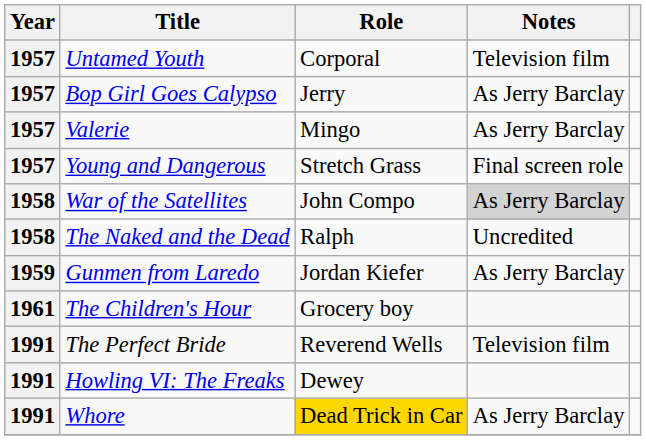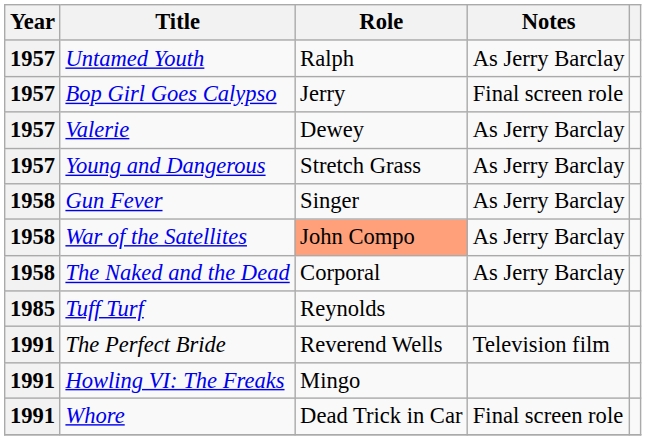(340, 58) Corporal -> (327, 58) Ralph
(541, 58) Television film -> (549, 58) As Jerry Barclay
(549, 93) As Jerry Barclay -> (548, 93) Final screen role
(330, 129) Mingo -> (332, 129) Dewey
(548, 165) Final screen role -> (549, 165) As Jerry Barclay
+ row: (114, 201)
(357, 201) no background -> (357, 237) lightsalmon background
(549, 201) lightgrey background -> (549, 237) no background
(327, 237) Ralph -> (340, 272) Corporal
(523, 237) Uncredited -> (549, 272) As Jerry Barclay
- row: (162, 272)
- row: (158, 308)
+ row: (105, 308)
(332, 380) Dewey -> (330, 380) Mingo
(381, 415) gold background -> (381, 415) no background
(549, 415) As Jerry Barclay -> (548, 415) Final screen role
